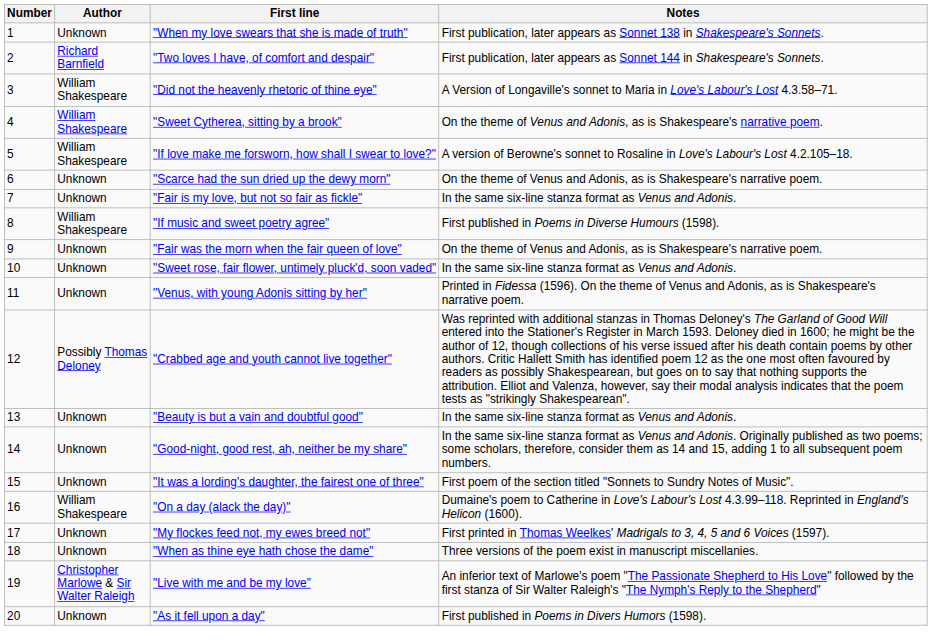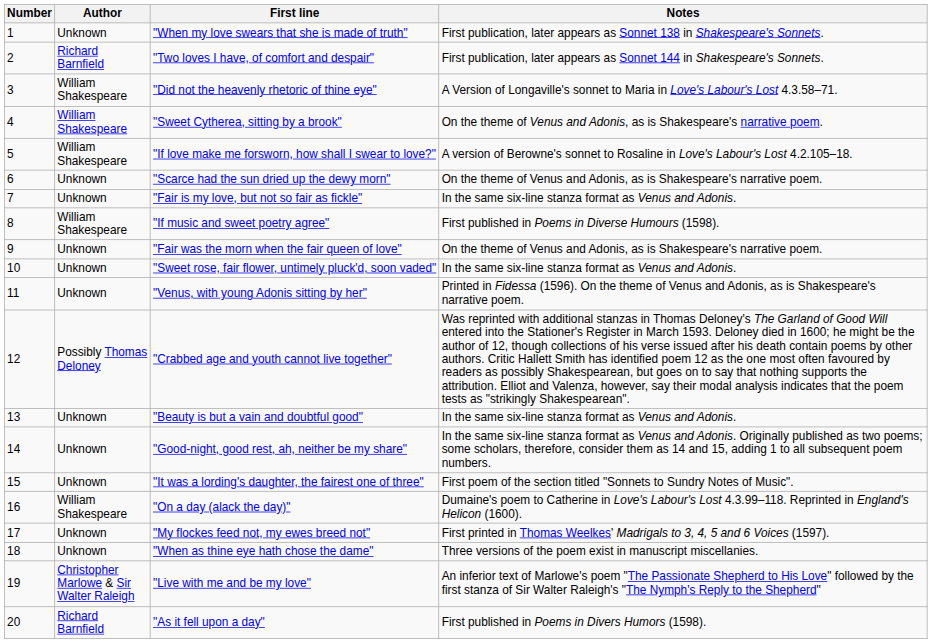(82, 615) Unknown -> (81, 622) Richard Barnfield
